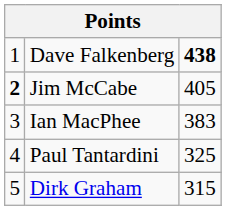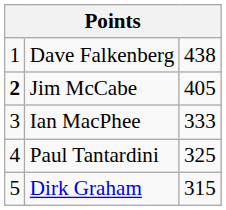(200, 54) bold -> (200, 54) normal
(200, 121) 383 -> (200, 121) 333
